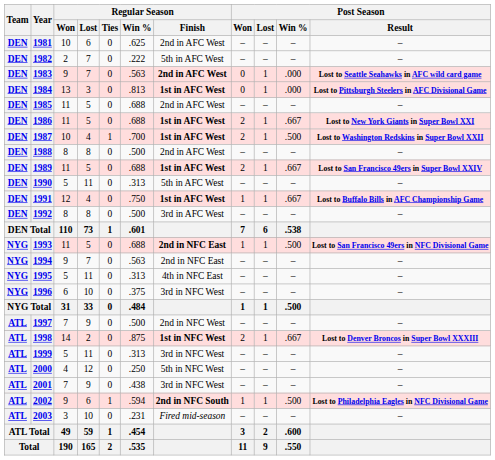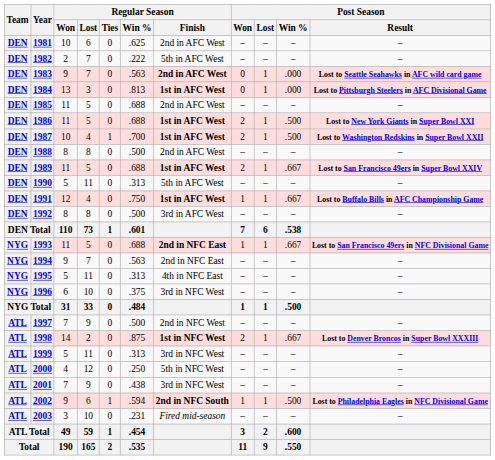(293, 121) .667 -> (293, 121) .500
(293, 245) .500 -> (293, 245) .667
